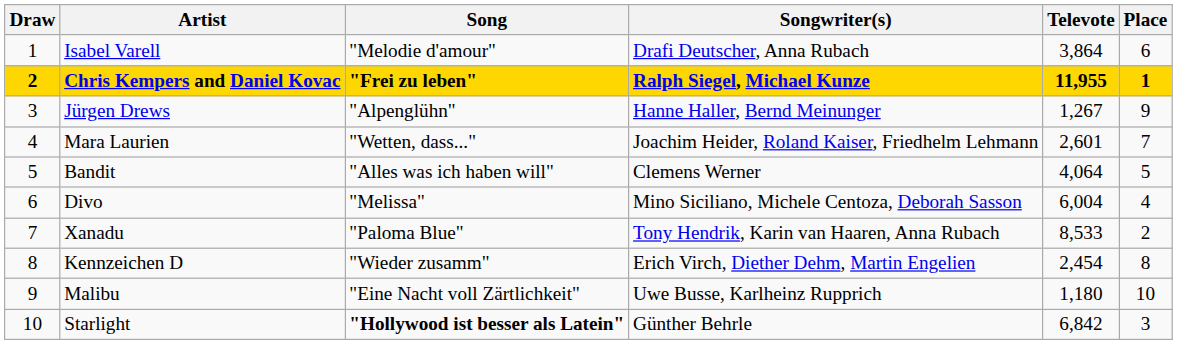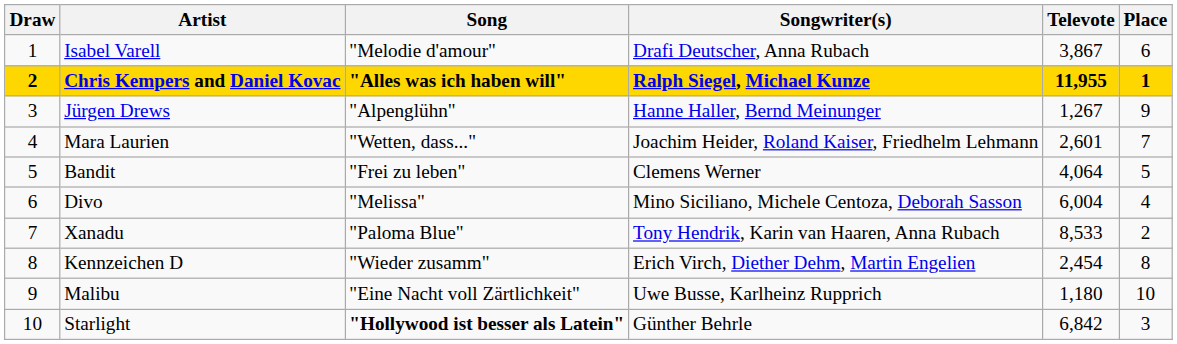(1081, 50) 3,864 -> (1081, 50) 3,867
(413, 80) "Frei zu leben" -> (458, 80) "Alles was ich haben will"
(452, 171) "Alles was ich haben will" -> (407, 171) "Frei zu leben"
